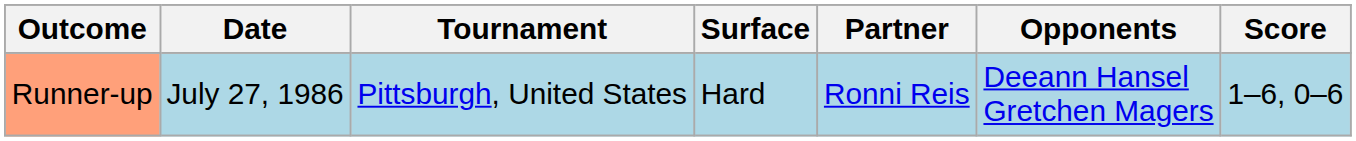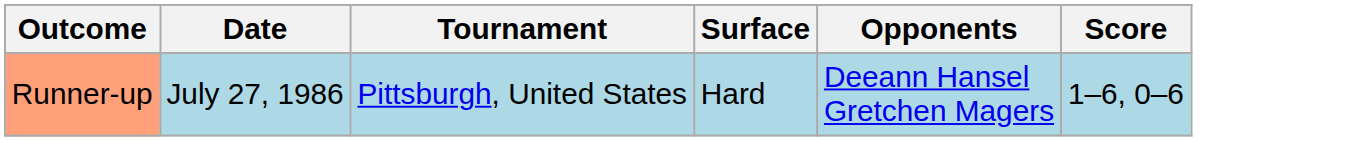- column: (897, 28)
